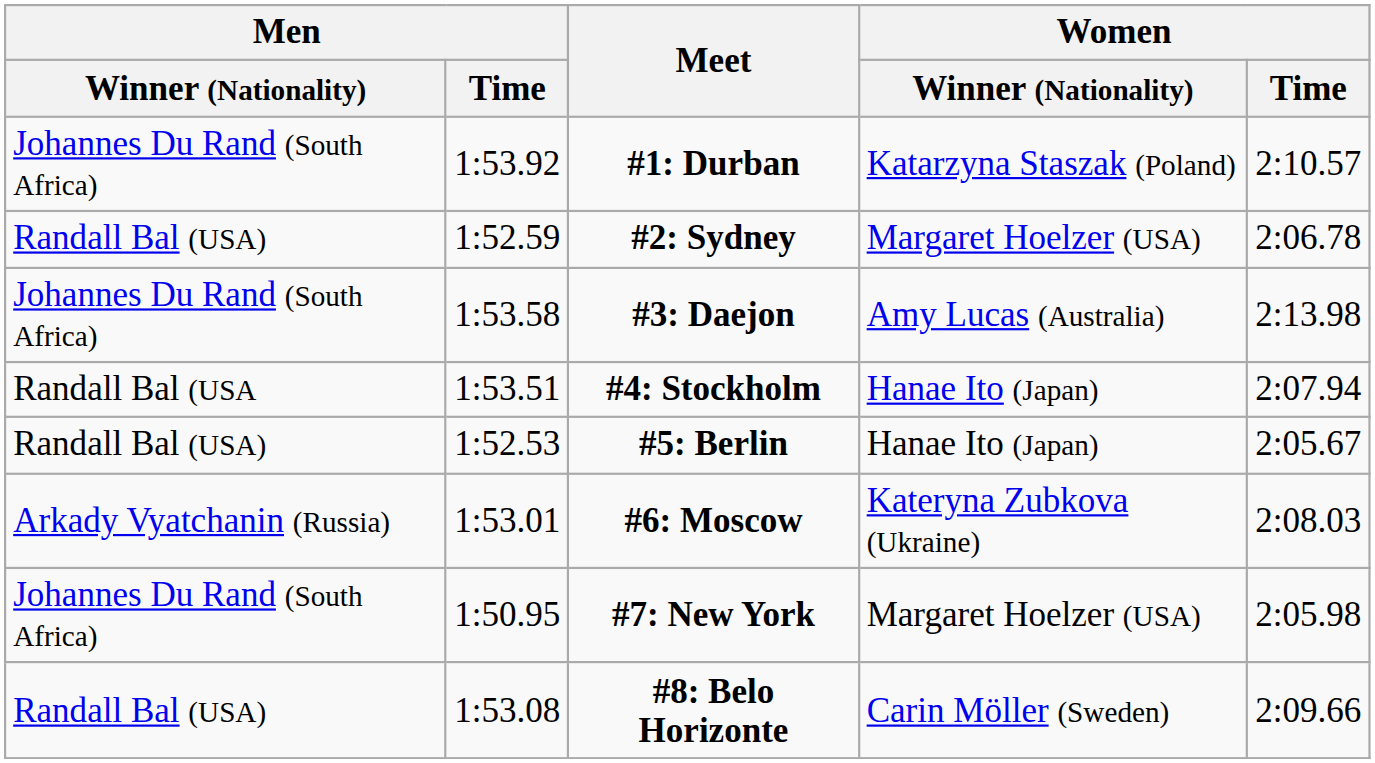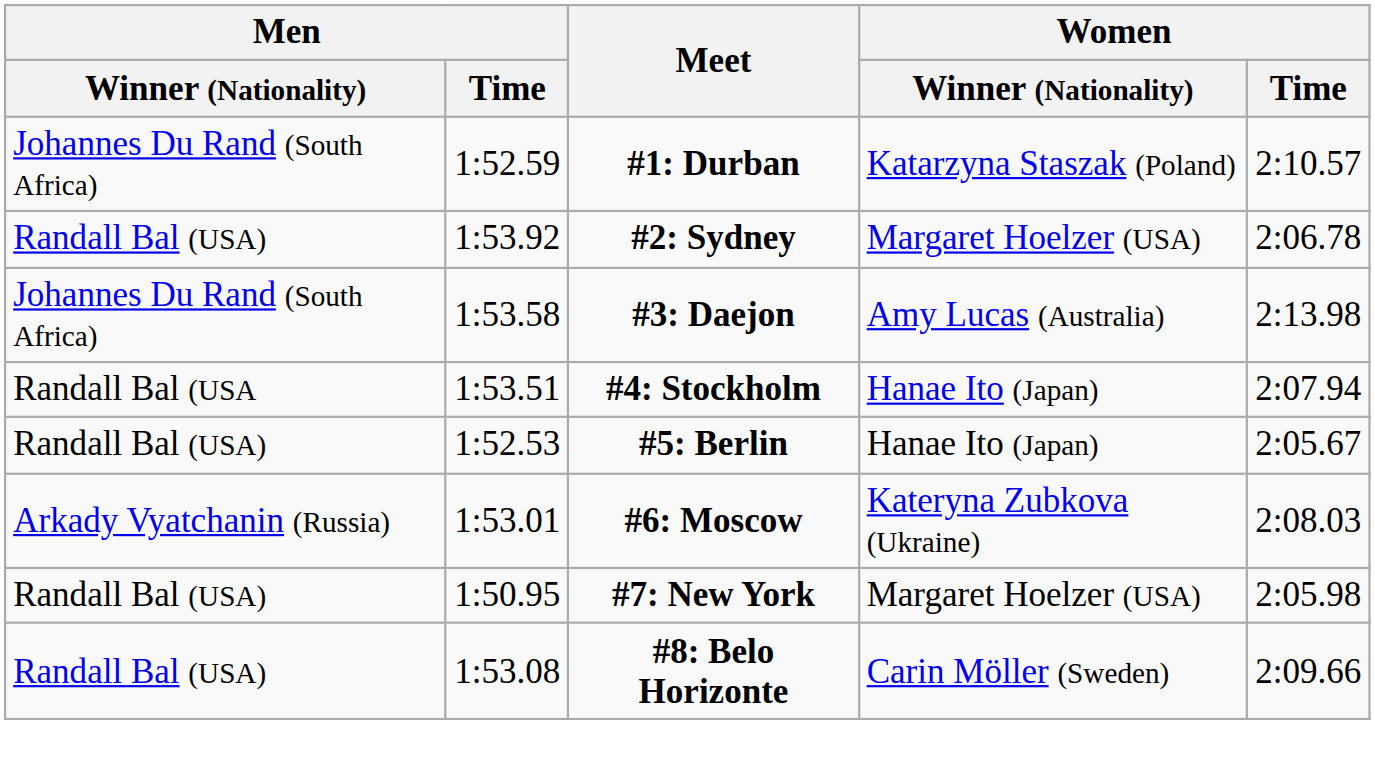(507, 163) 1:53.92 -> (507, 163) 1:52.59
(507, 238) 1:52.59 -> (507, 238) 1:53.92
(188, 614) Johannes Du Rand (South Africa) -> (140, 595) Randall Bal (USA)
